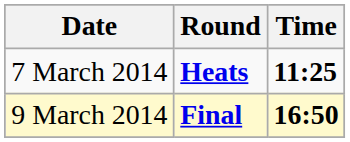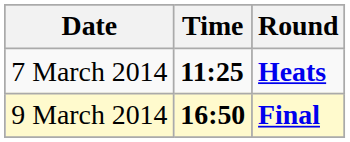columns swapped: (306, 26) <-> (221, 26)
